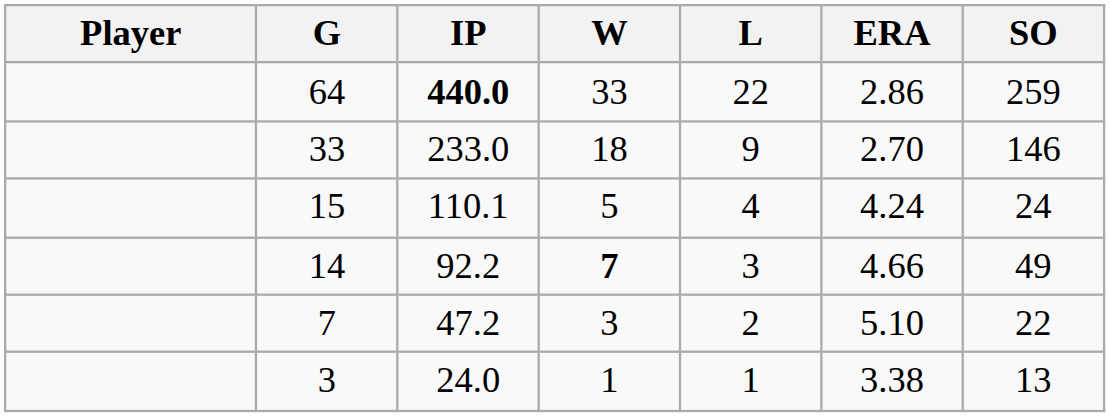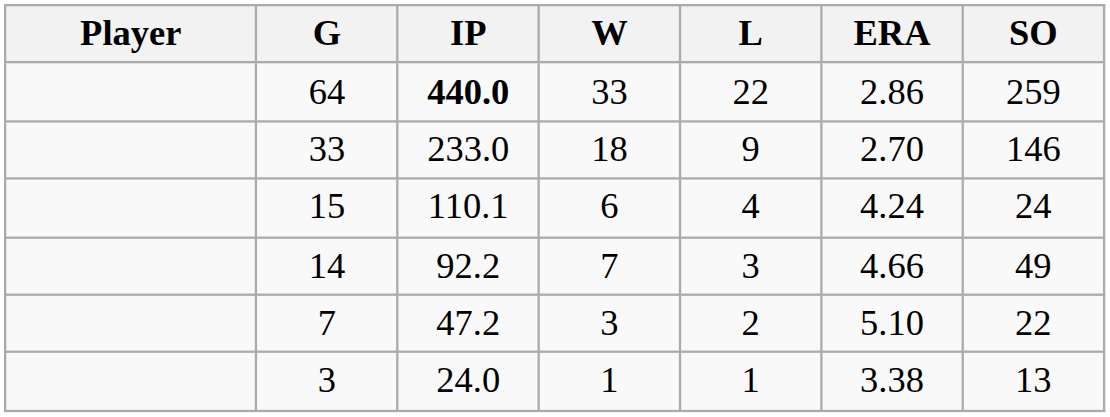(609, 206) 5 -> (609, 206) 6
(609, 264) bold -> (609, 264) normal
